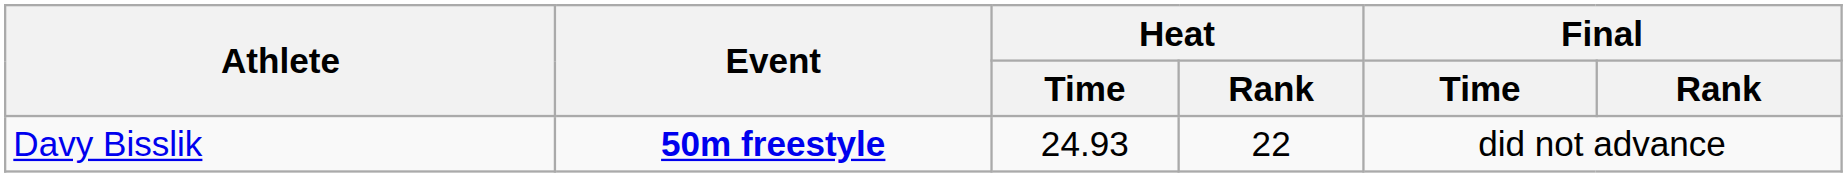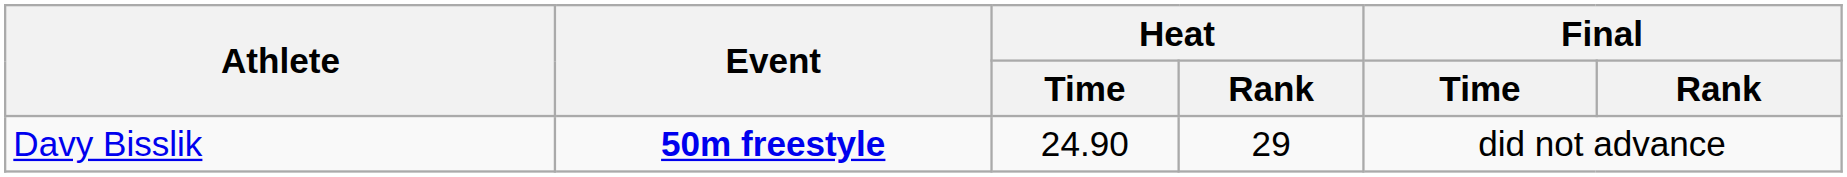(1085, 144) 24.93 -> (1085, 144) 24.90
(1271, 144) 22 -> (1271, 144) 29
